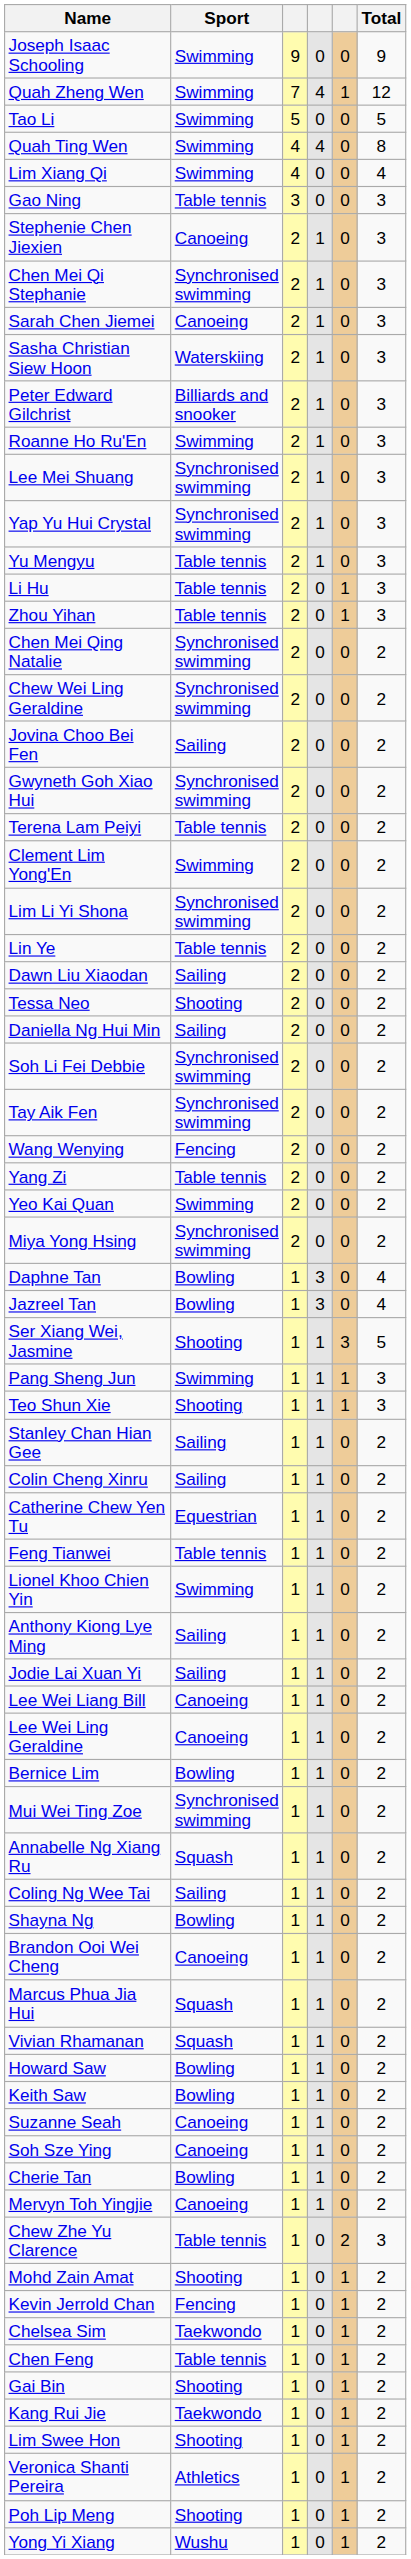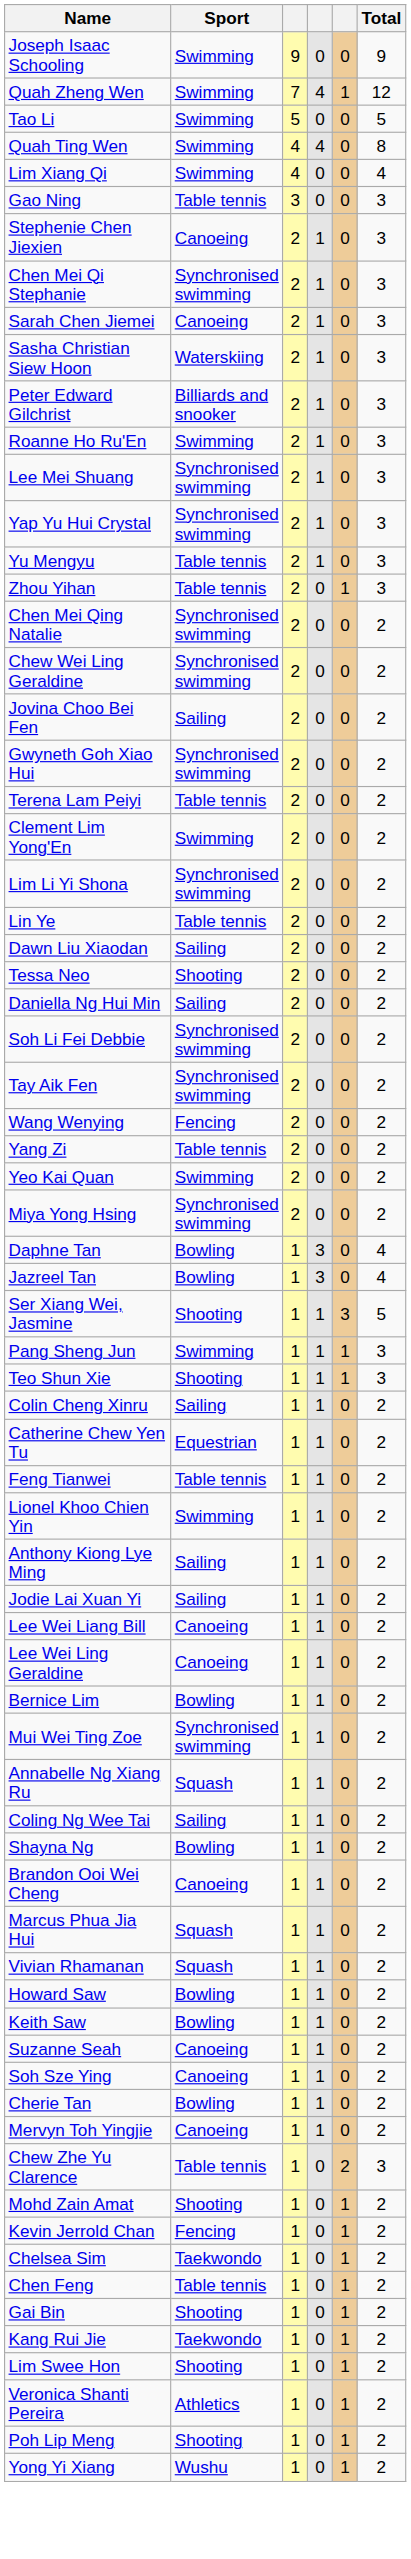- row: (29, 588)
- row: (80, 1442)
